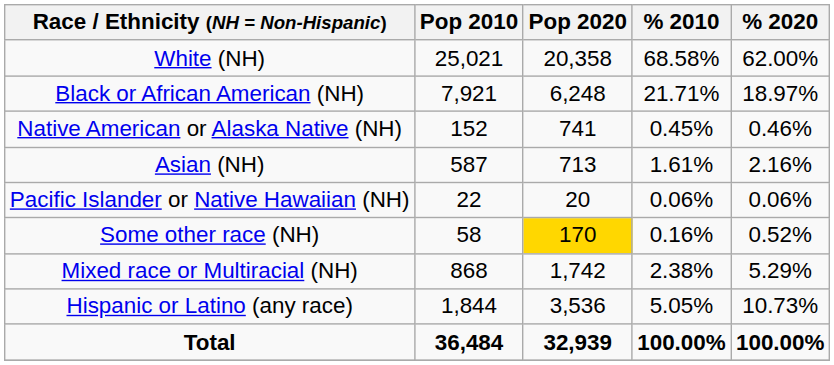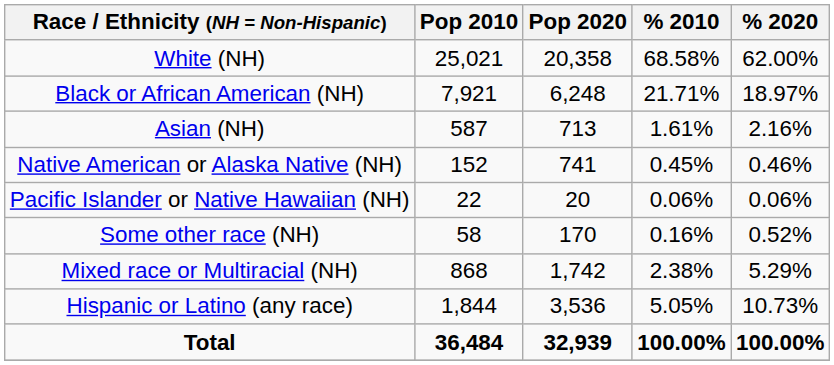rows swapped: (210, 128) <-> (210, 164)
(578, 235) gold background -> (578, 235) no background
